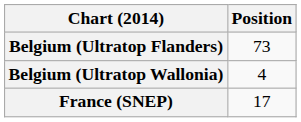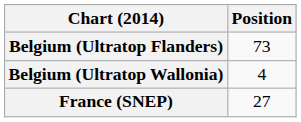(262, 102) 17 -> (262, 102) 27
